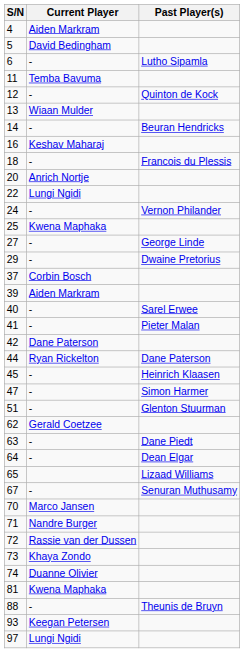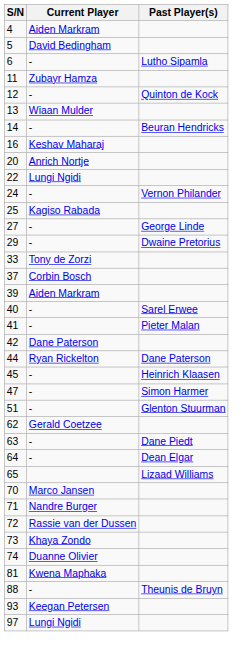(65, 78) Temba Bavuma -> (63, 78) Zubayr Hamza
- row: (13, 161)
(68, 227) Kwena Maphaka -> (64, 210) Kagiso Rabada
+ row: (13, 260)
- row: (13, 491)
